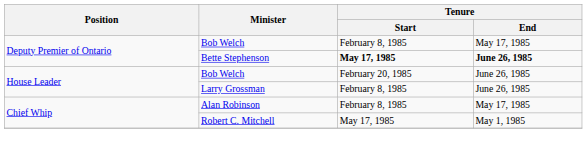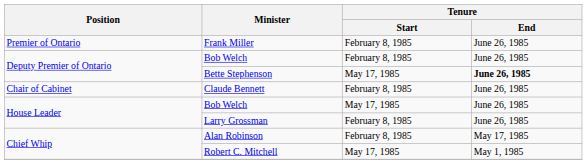+ row: (43, 43)
(503, 43) May 17, 1985 -> (501, 58) June 26, 1985
(367, 58) bold -> (372, 74) normal
+ row: (39, 89)
(376, 74) February 20, 1985 -> (372, 105) May 17, 1985
